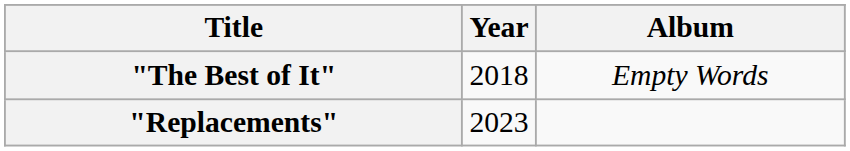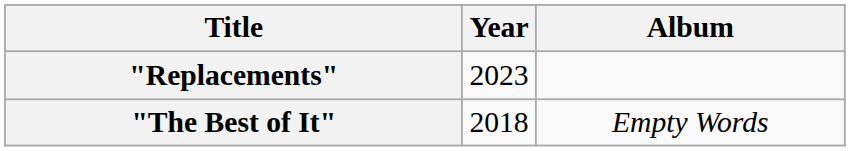rows swapped: (234, 74) <-> (234, 121)
